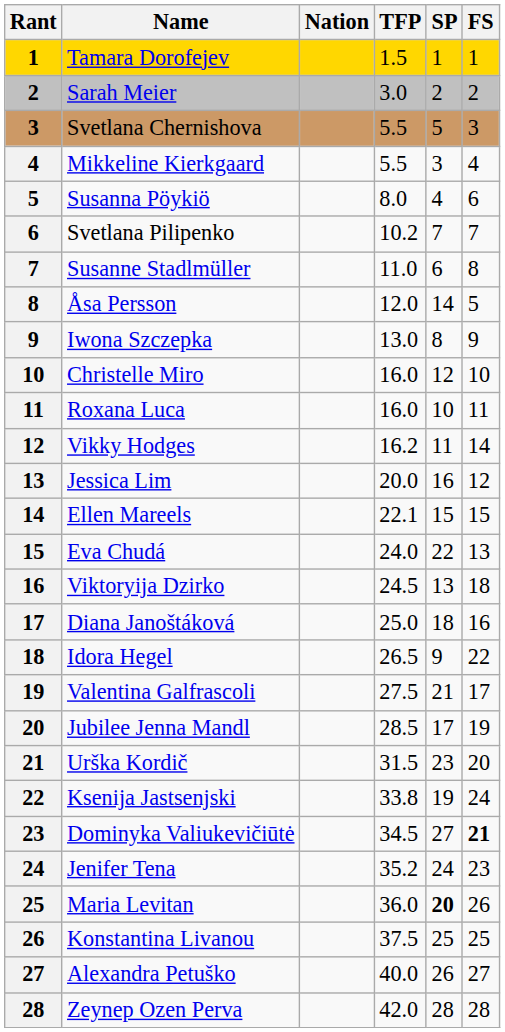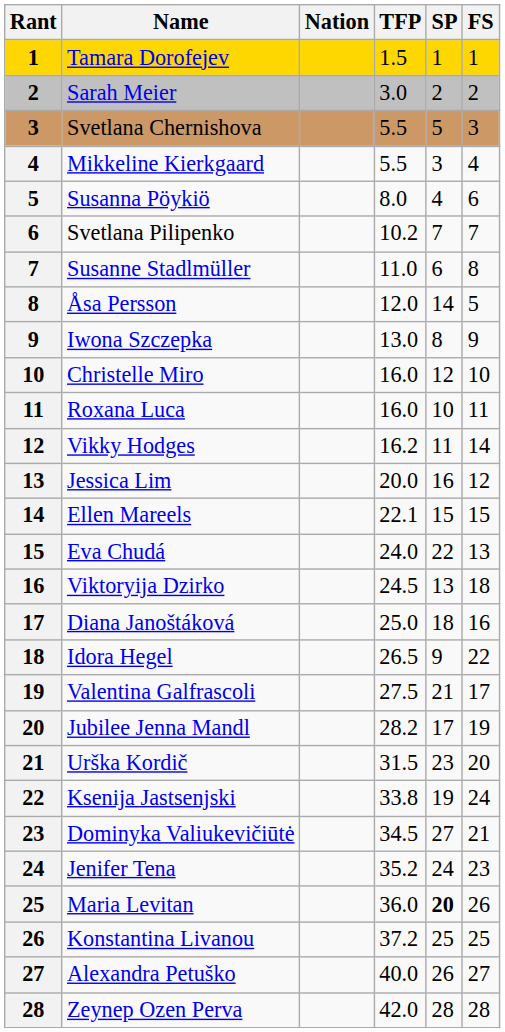(399, 727) 28.5 -> (399, 727) 28.2
(479, 833) bold -> (479, 833) normal
(399, 939) 37.5 -> (399, 939) 37.2
